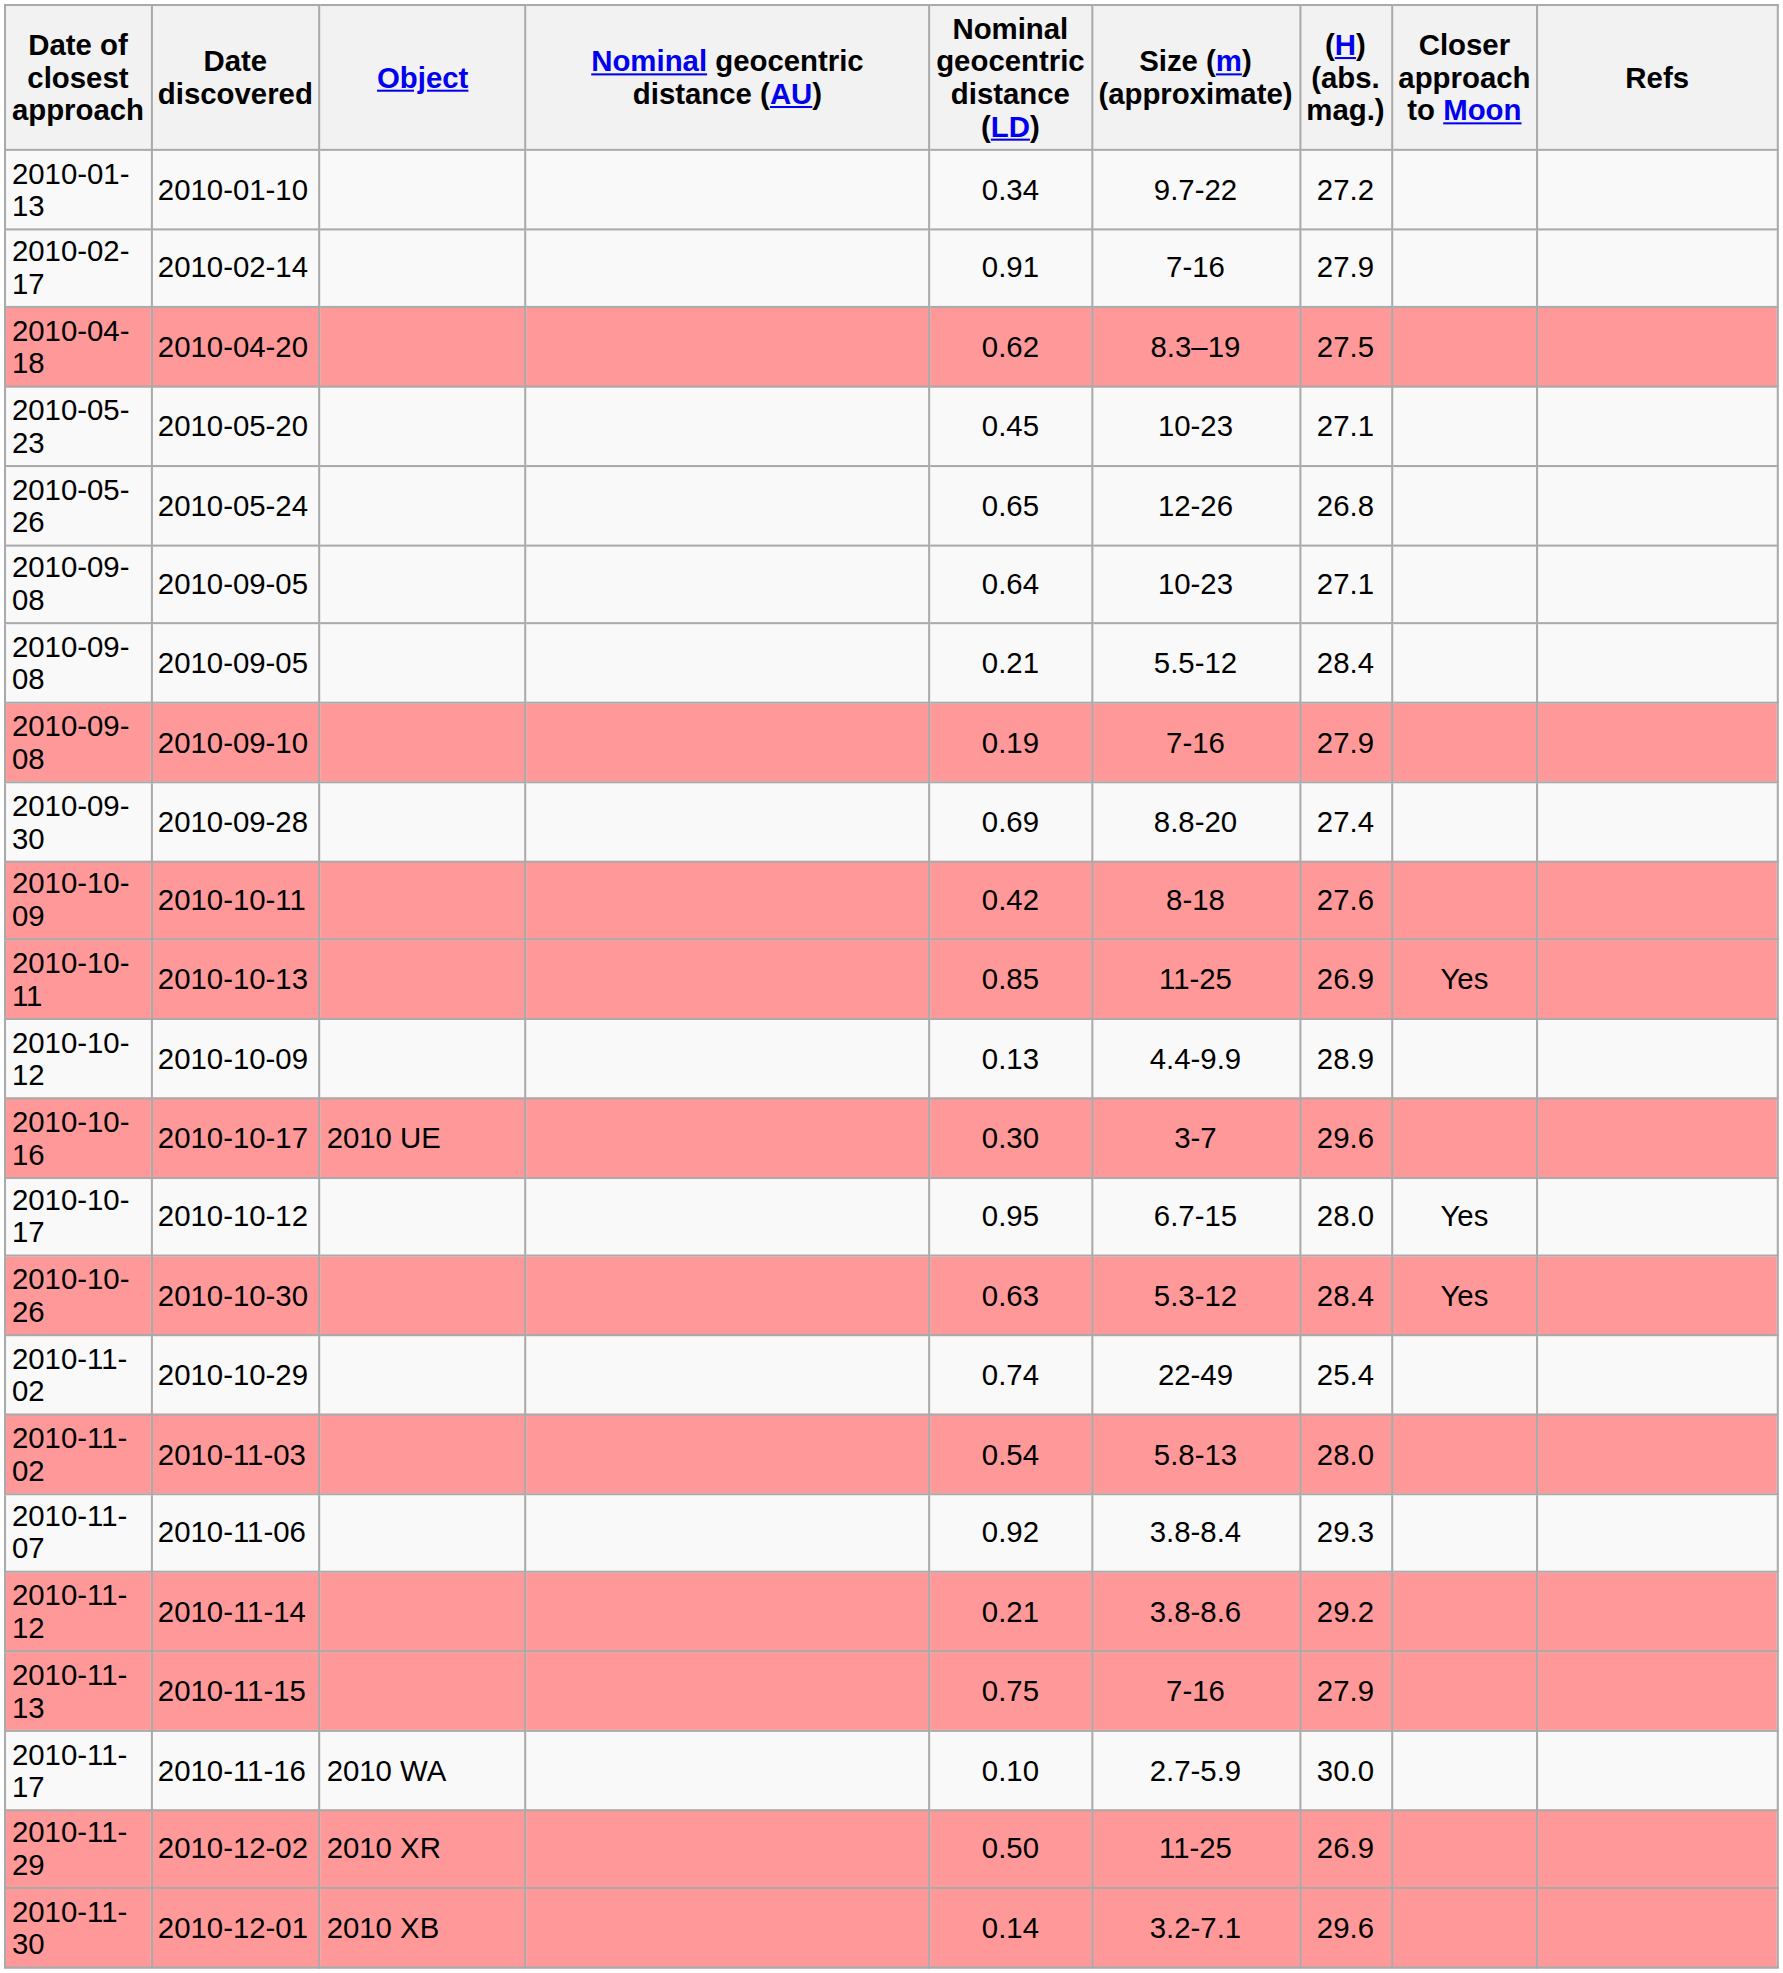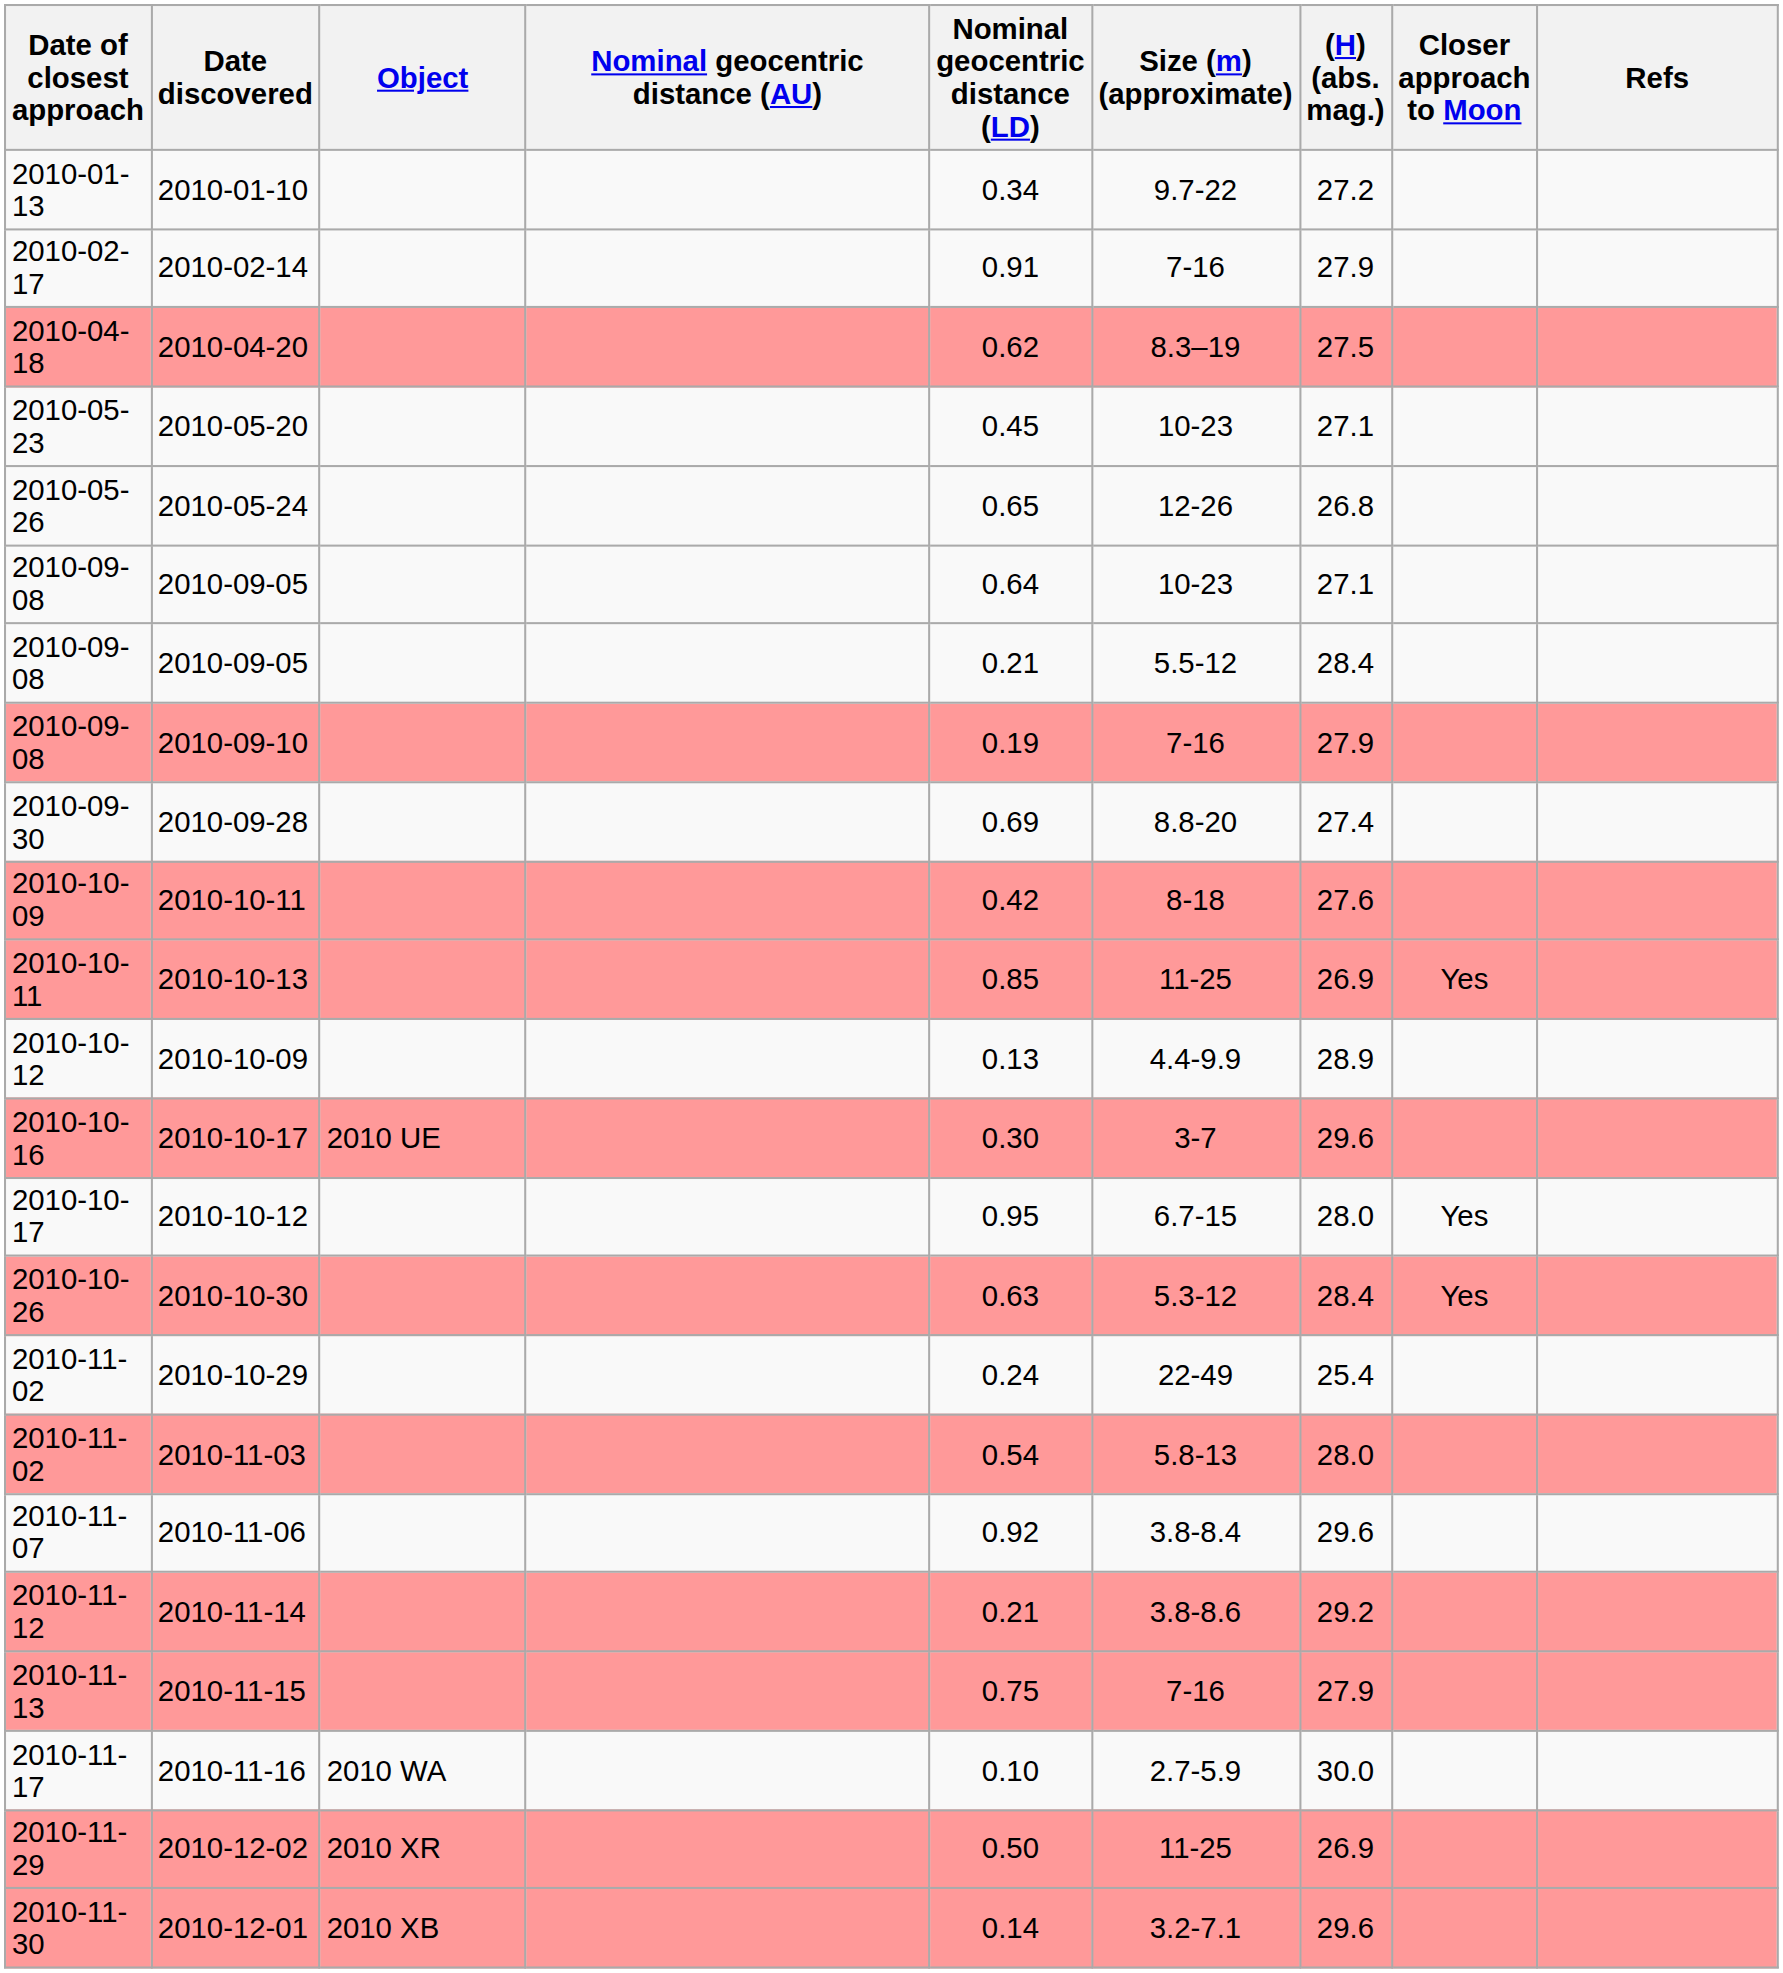(1010, 1375) 0.74 -> (1010, 1375) 0.24
(1345, 1533) 29.3 -> (1345, 1533) 29.6
